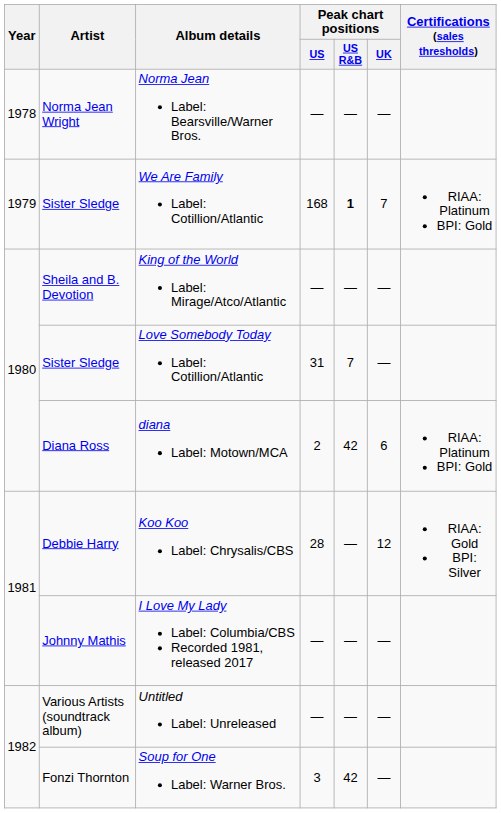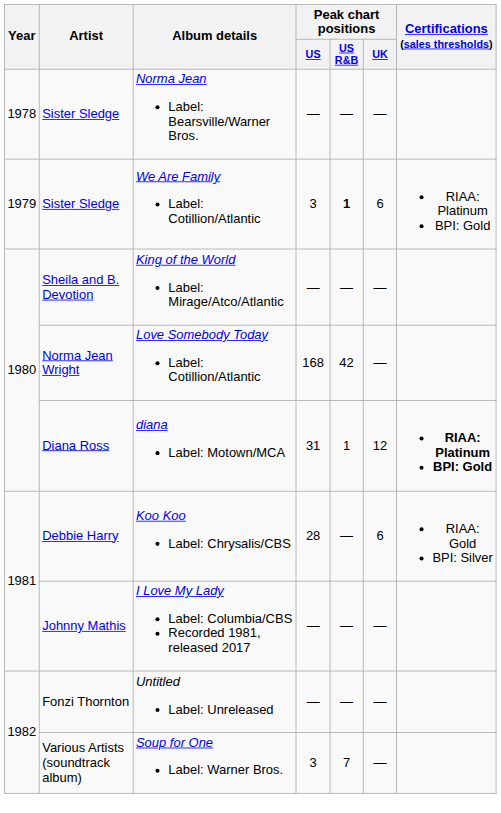(77, 114) Norma Jean Wright -> (81, 114) Sister Sledge
(317, 204) 168 -> (313, 204) 3
(384, 204) 7 -> (380, 204) 6
(81, 362) Sister Sledge -> (77, 362) Norma Jean Wright
(317, 362) 31 -> (313, 362) 168
(350, 362) 7 -> (347, 362) 42
(317, 445) 2 -> (313, 445) 31
(350, 445) 42 -> (347, 445) 1
(384, 445) 6 -> (380, 445) 12
(448, 453) normal -> (446, 453) bold
(384, 543) 12 -> (380, 536) 6
(83, 716) Various Artists (soundtrack album) -> (86, 701) Fonzi Thornton
(86, 777) Fonzi Thornton -> (83, 762) Various Artists (soundtrack album)
(350, 777) 42 -> (347, 762) 7
